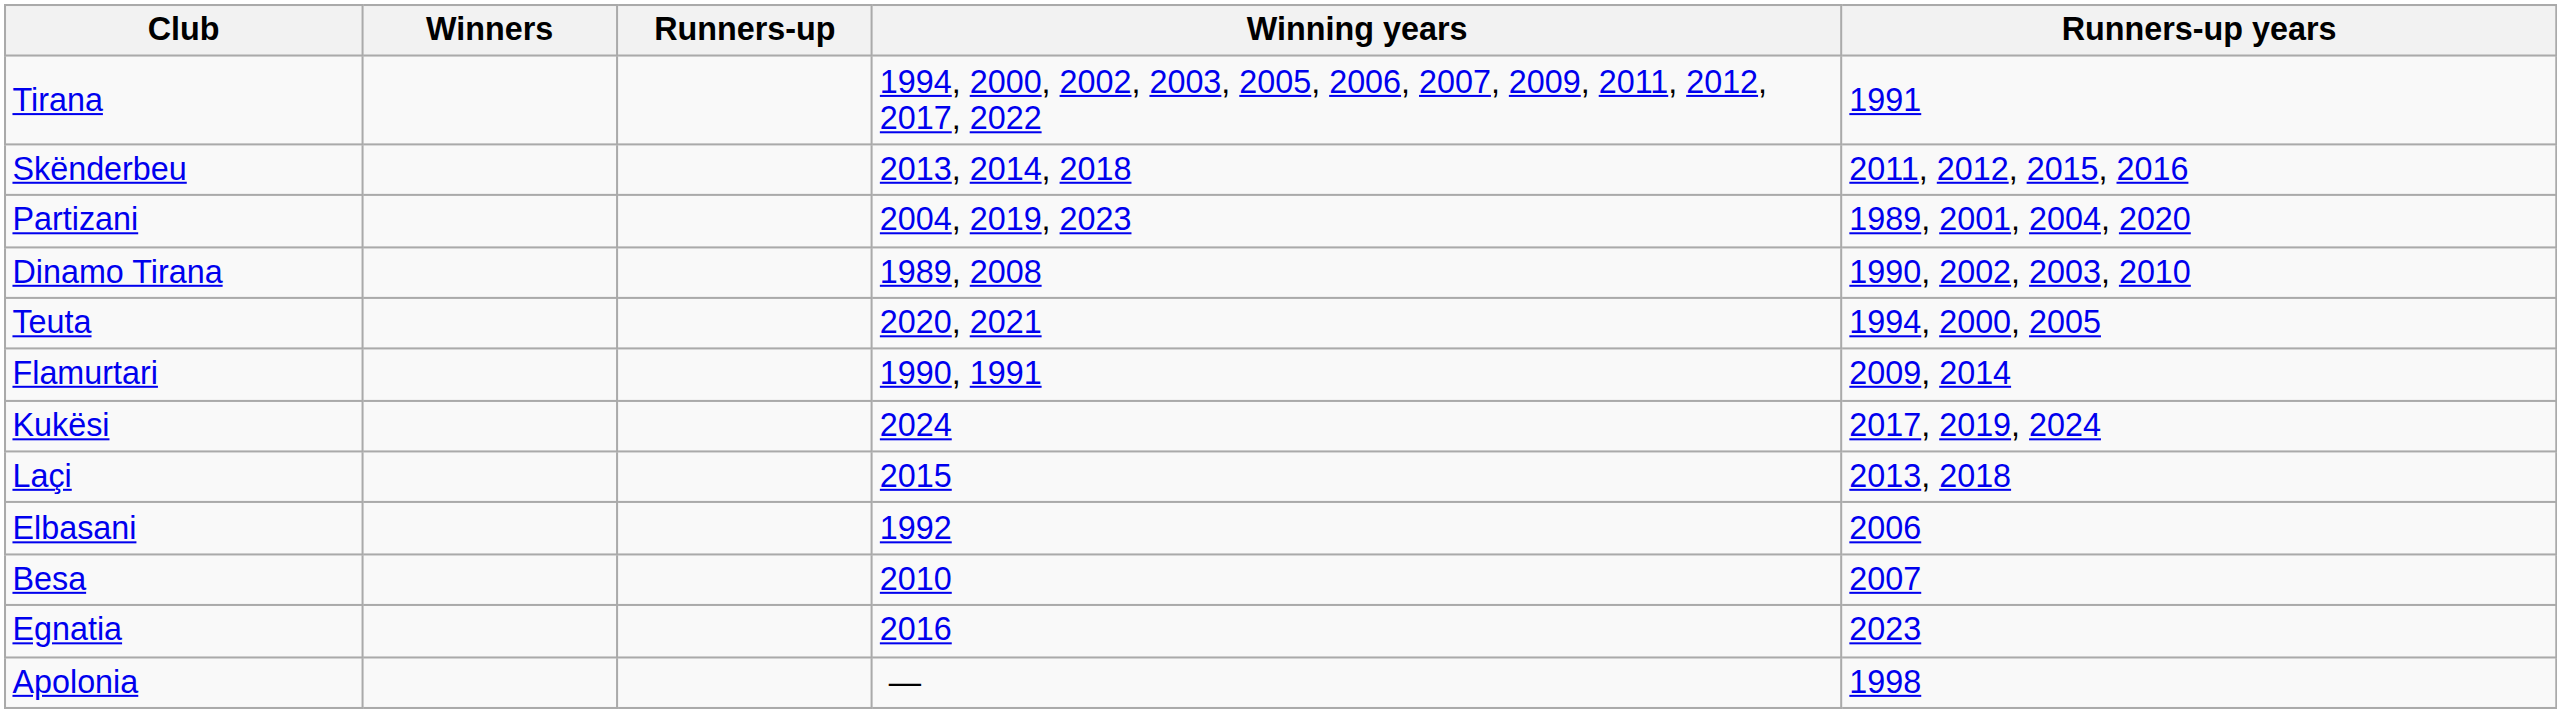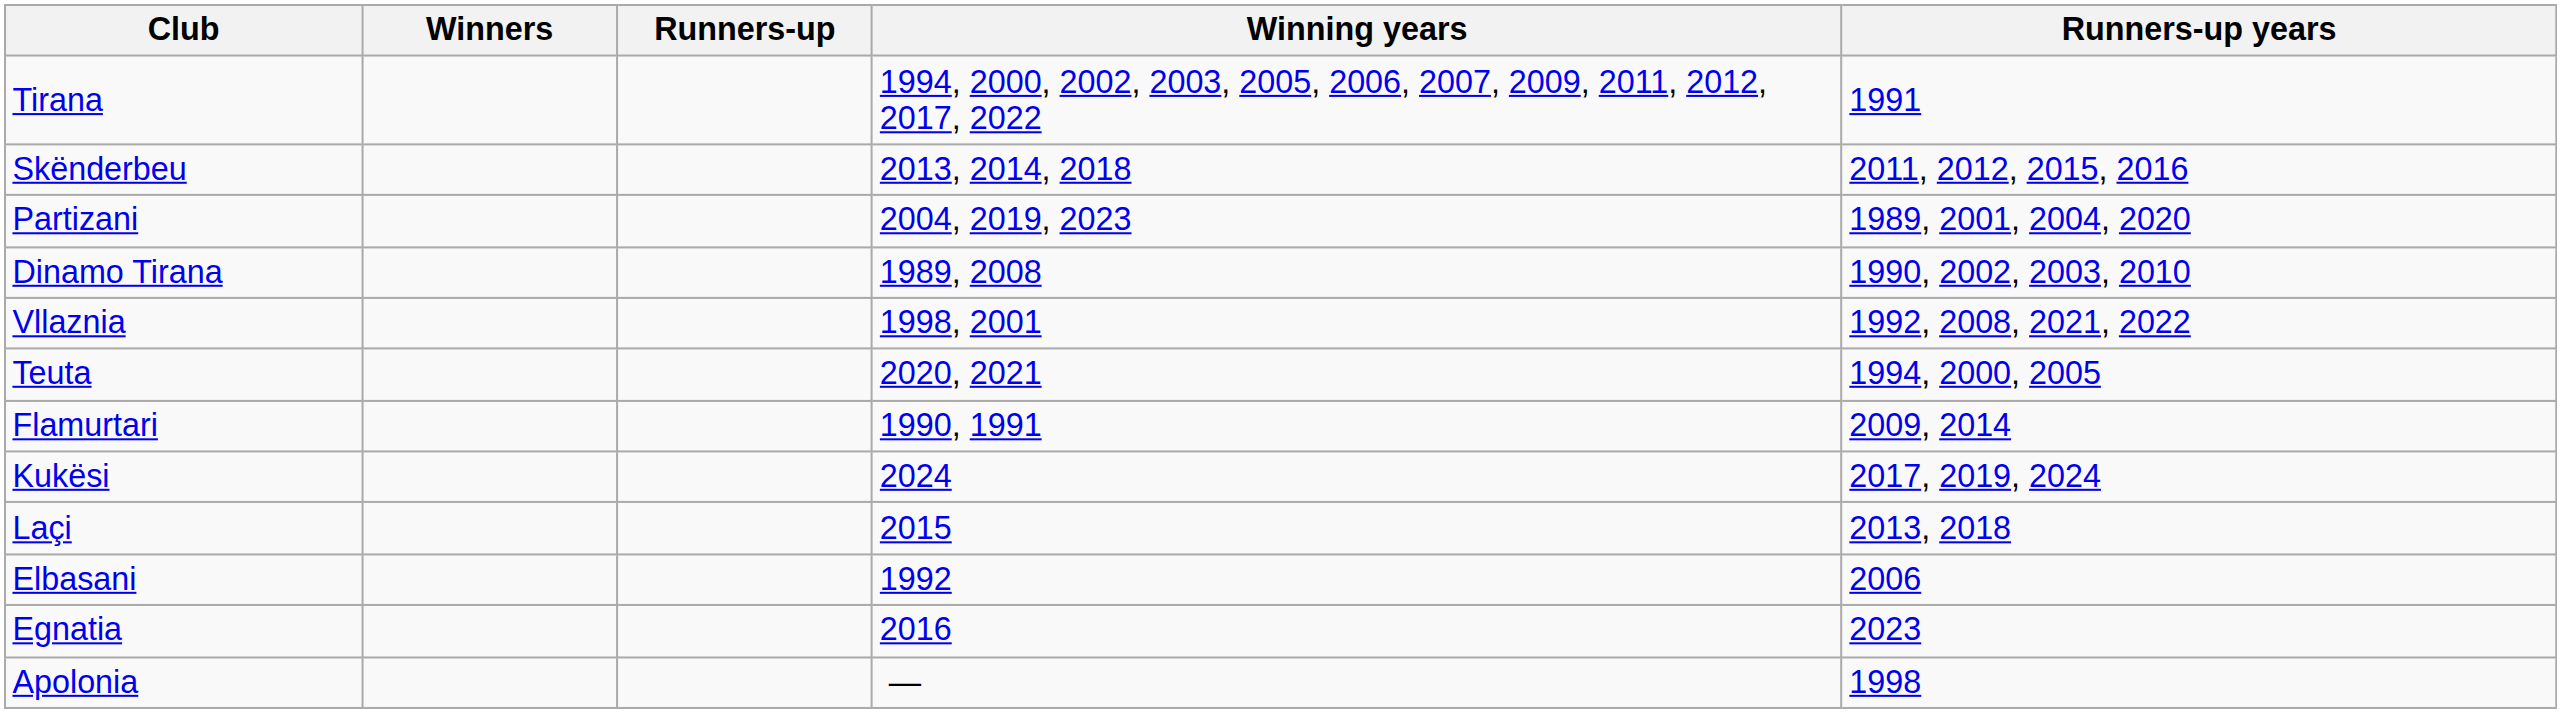+ row: (69, 322)
- row: (49, 579)
